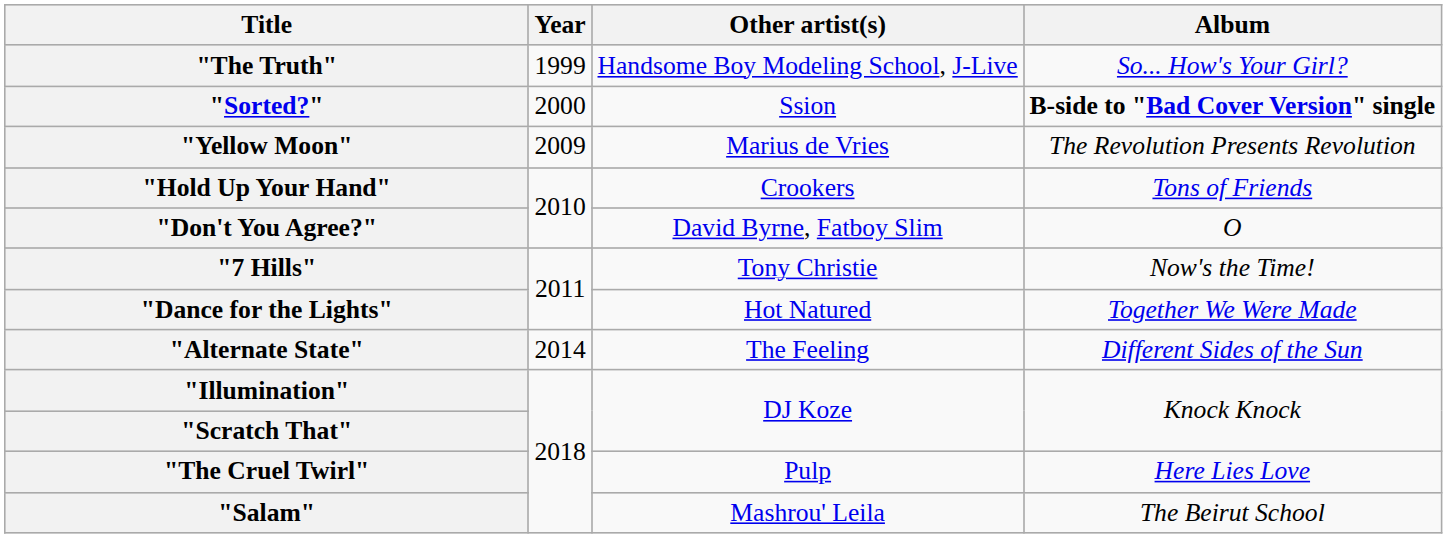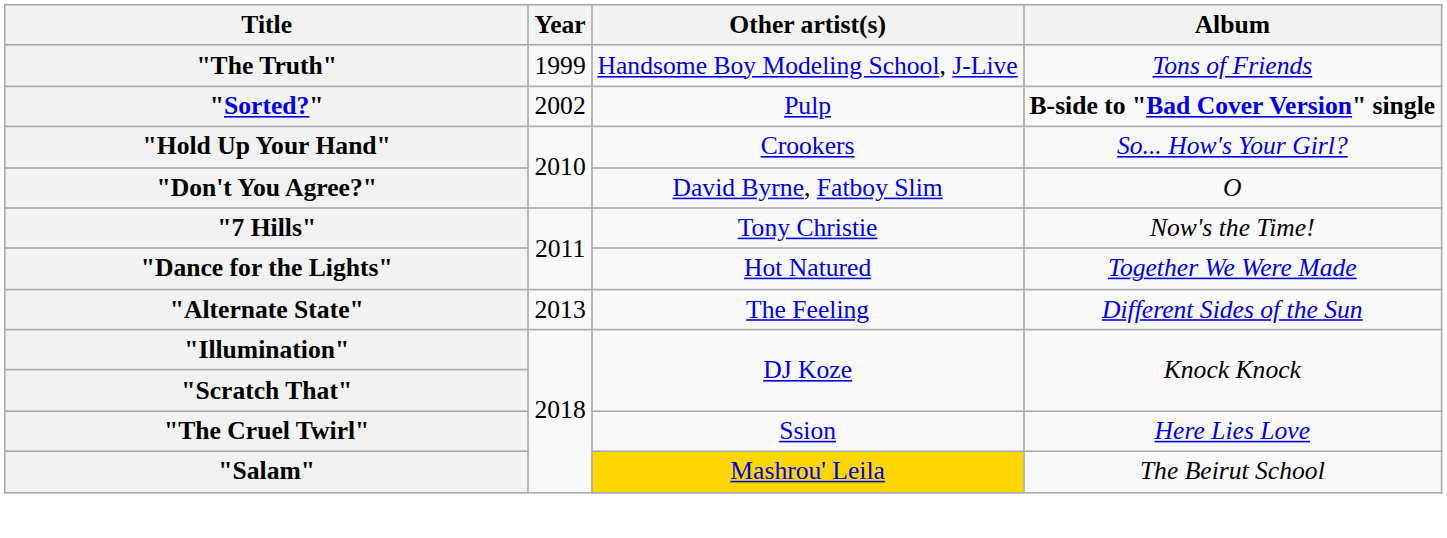(1232, 65) So... How's Your Girl? -> (1232, 65) Tons of Friends
(560, 106) 2000 -> (560, 106) 2002
(808, 106) Ssion -> (808, 106) Pulp
- row: (267, 146)
(1232, 187) Tons of Friends -> (1232, 146) So... How's Your Girl?
(560, 349) 2014 -> (560, 308) 2013
(808, 471) Pulp -> (808, 430) Ssion
(808, 512) no background -> (808, 471) gold background
